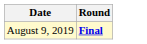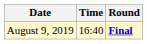+ column: (91, 13)
